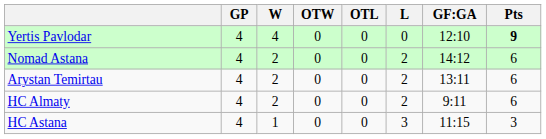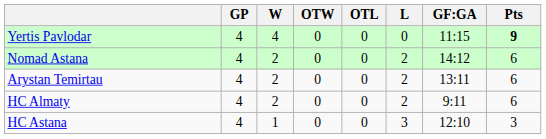(455, 36) 12:10 -> (455, 36) 11:15
(455, 123) 11:15 -> (455, 123) 12:10
